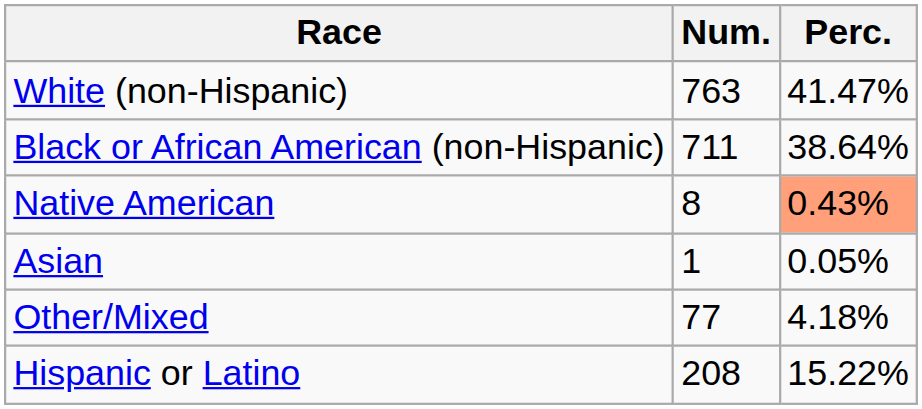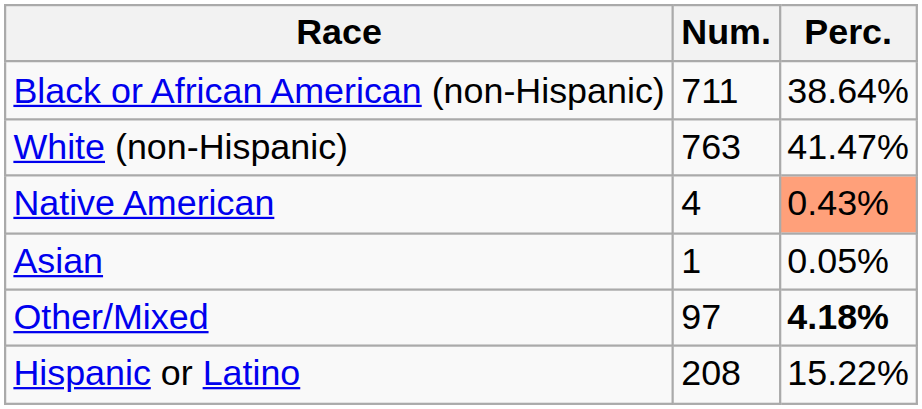rows swapped: (181, 89) <-> (339, 146)
(691, 203) 8 -> (691, 203) 4
(701, 317) 77 -> (701, 317) 97
(838, 317) normal -> (838, 317) bold
